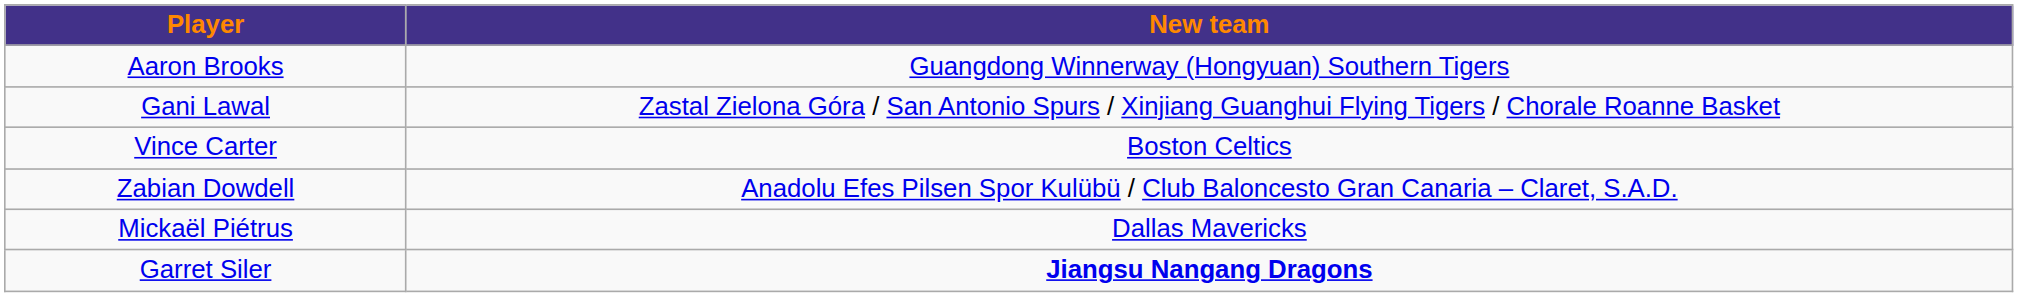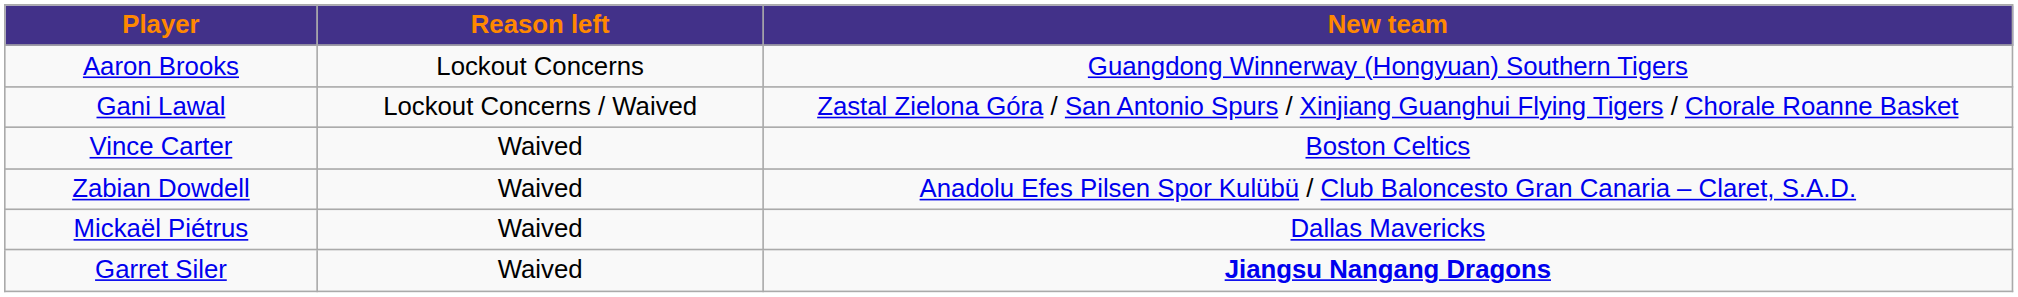+ column: (540, 24)
